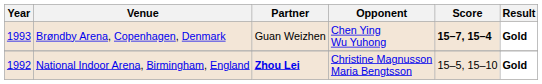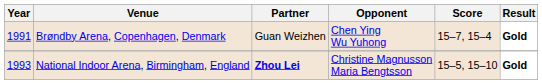(19, 36) 1993 -> (19, 36) 1991
(464, 36) bold -> (464, 36) normal
(19, 65) 1992 -> (19, 65) 1993
